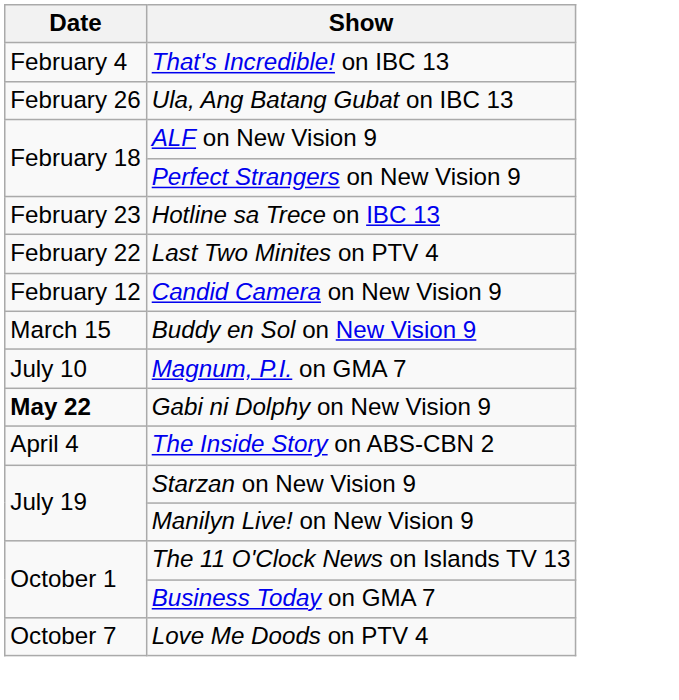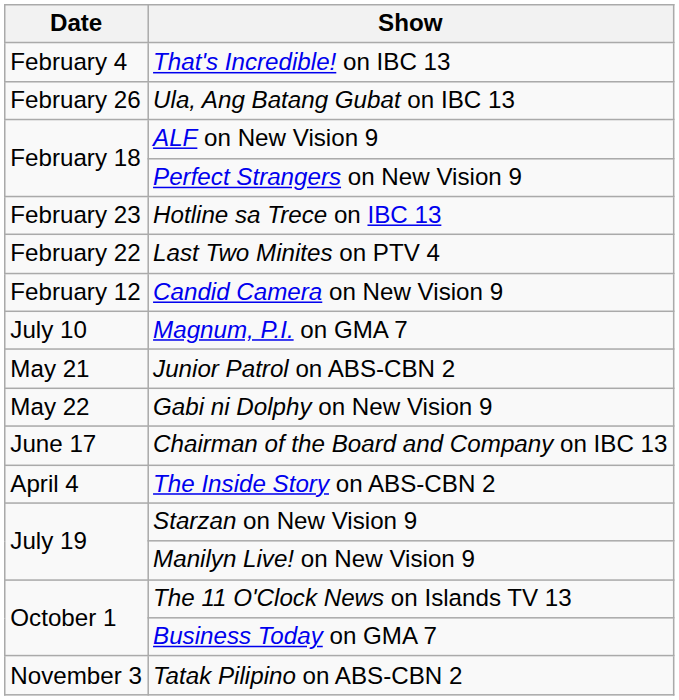- row: (314, 330)
+ row: (304, 368)
(51, 406) bold -> (50, 406) normal
+ row: (410, 445)
- row: (290, 636)
+ row: (308, 675)
